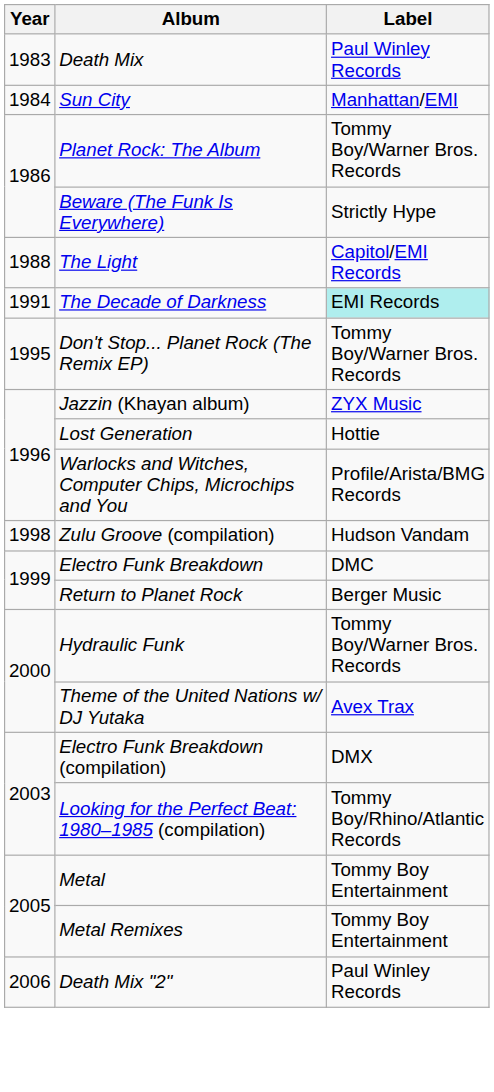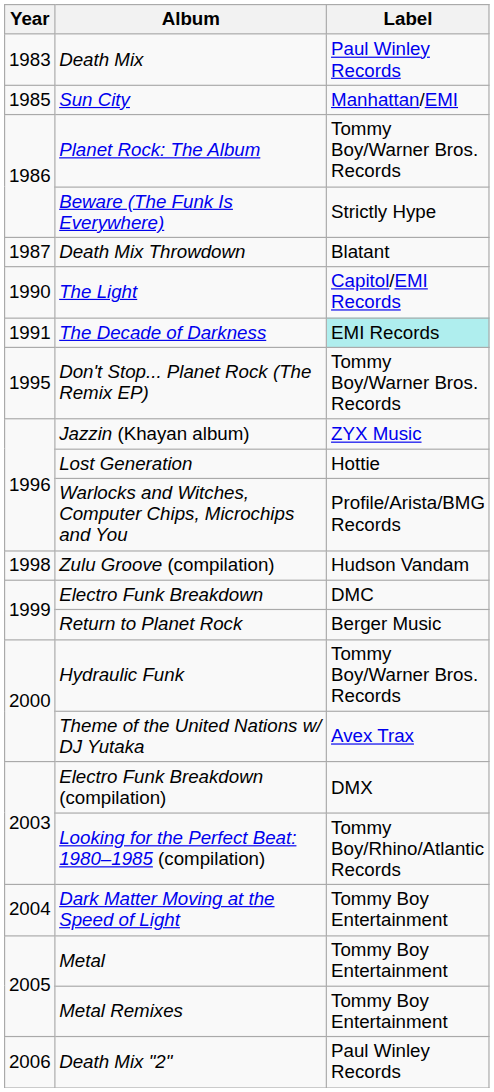(30, 99) 1984 -> (30, 99) 1985
+ row: (152, 252)
(30, 262) 1988 -> (30, 292) 1990
+ row: (167, 909)
